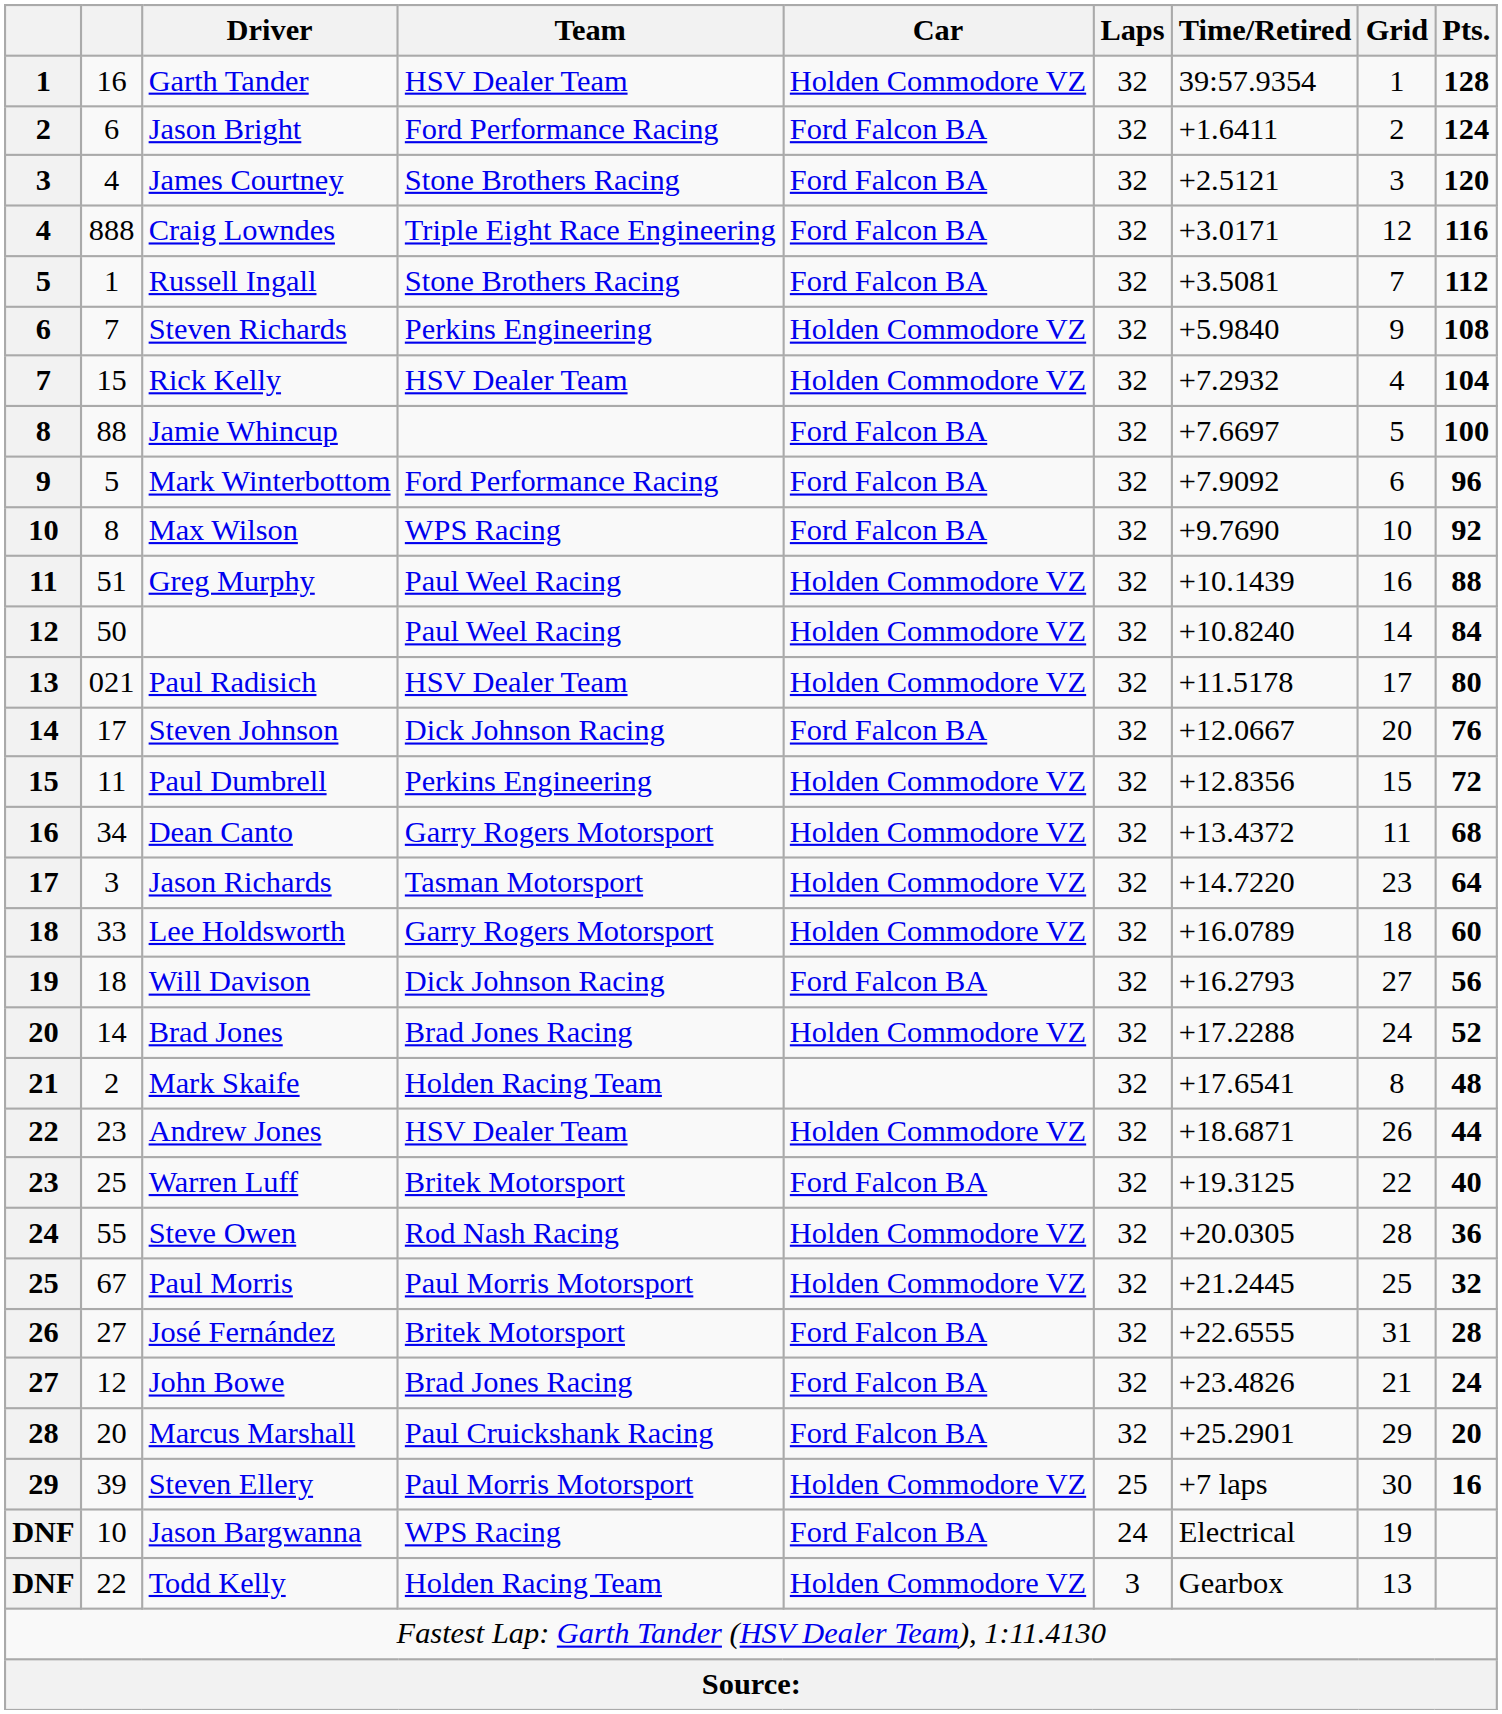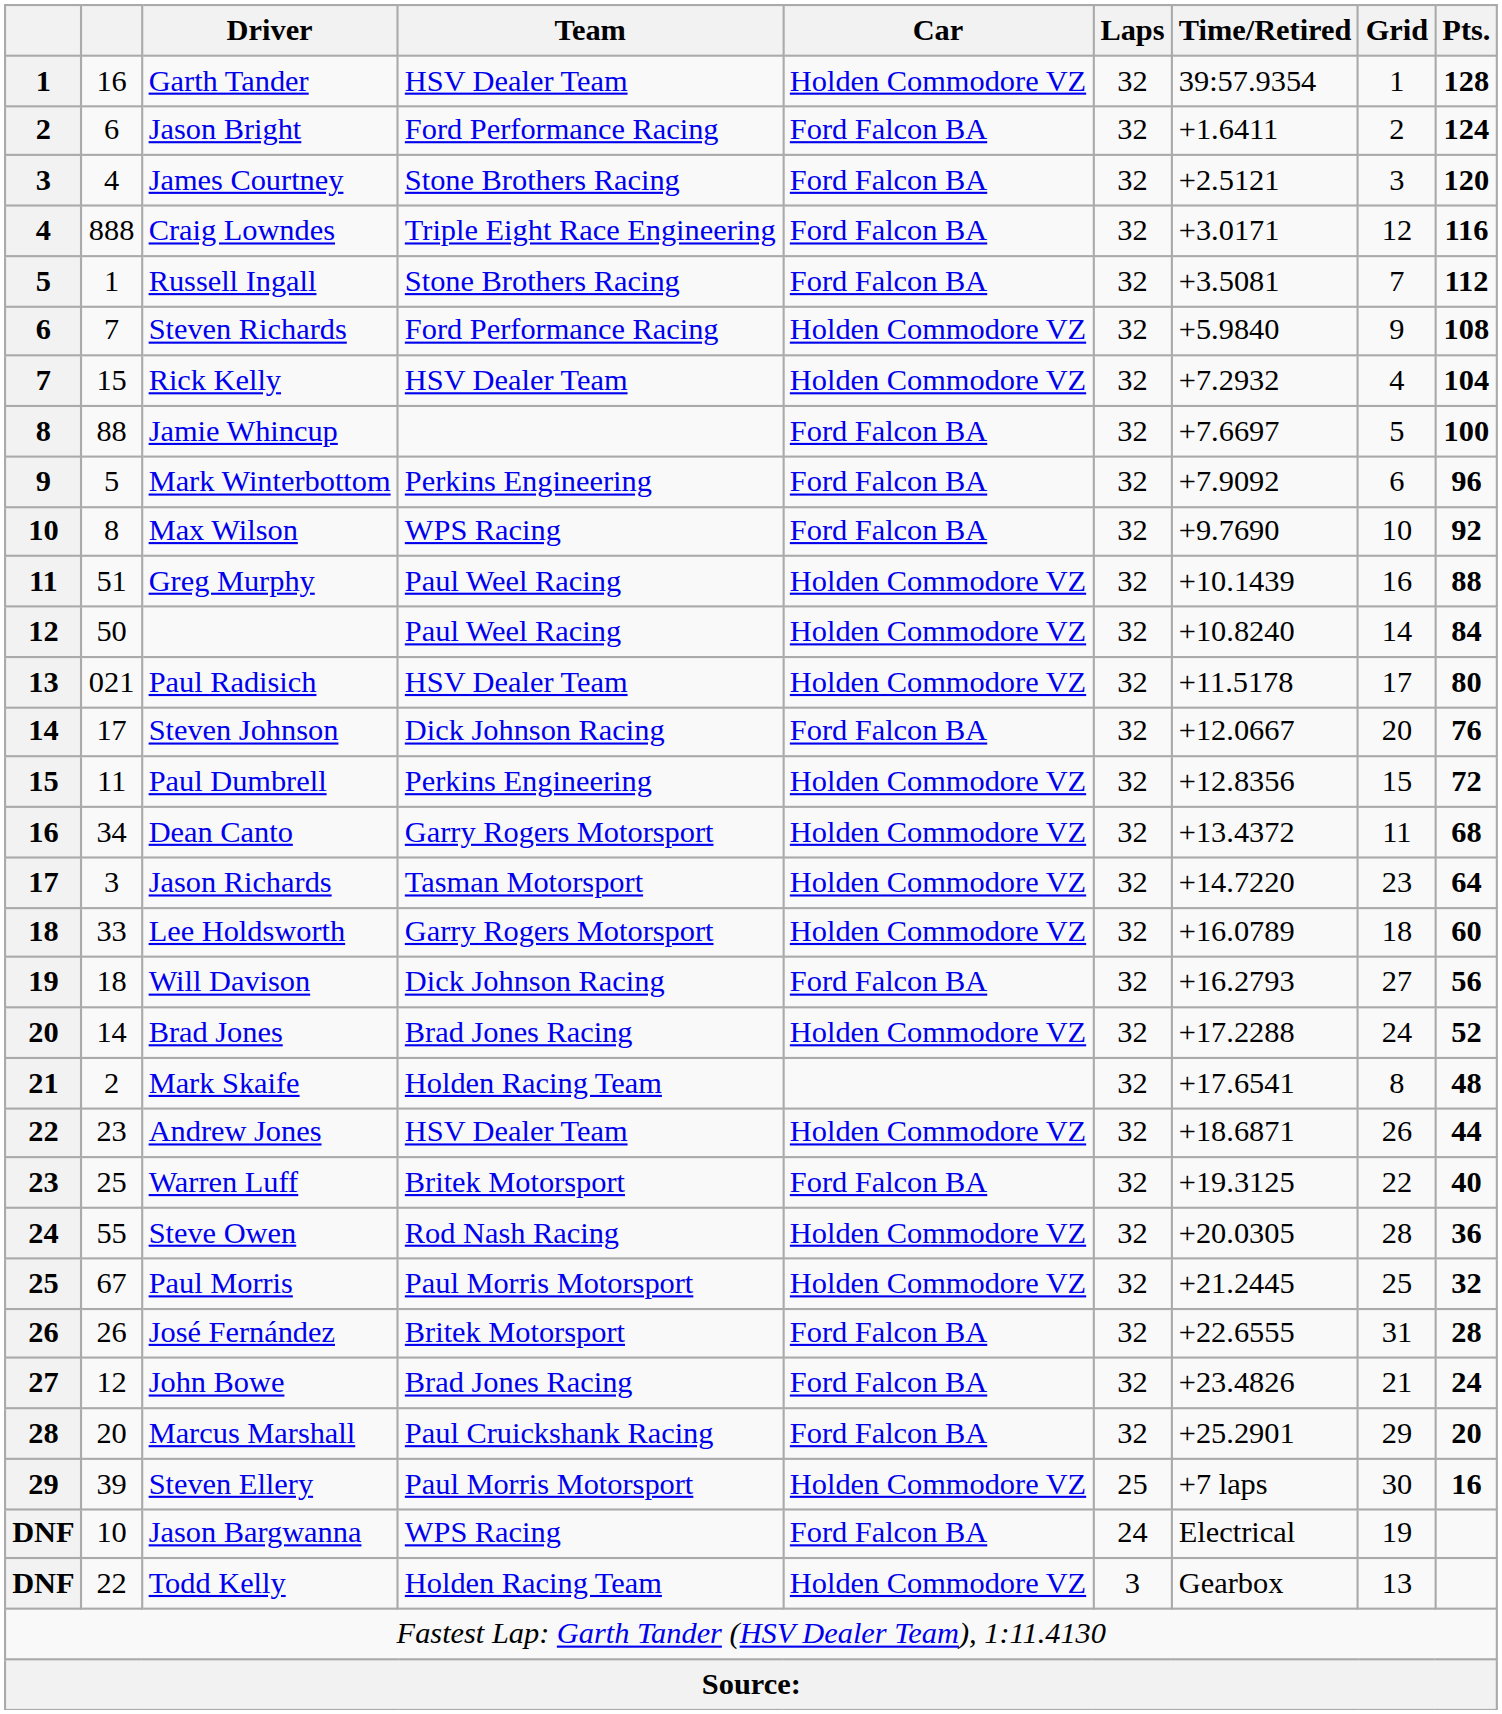(528, 330) Perkins Engineering -> (562, 330) Ford Performance Racing
(562, 480) Ford Performance Racing -> (528, 480) Perkins Engineering
(112, 1332) 27 -> (112, 1332) 26
